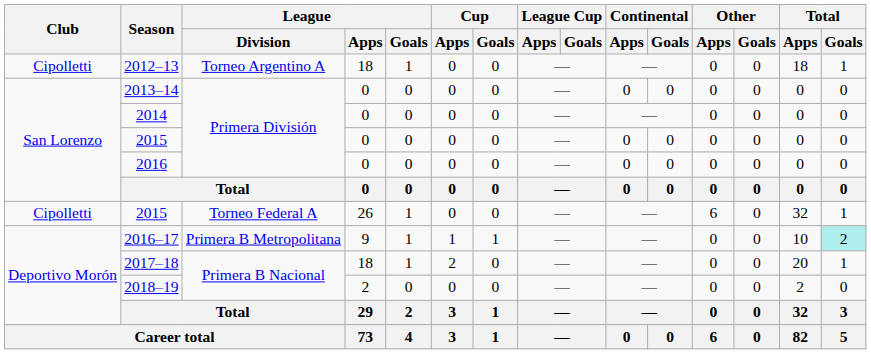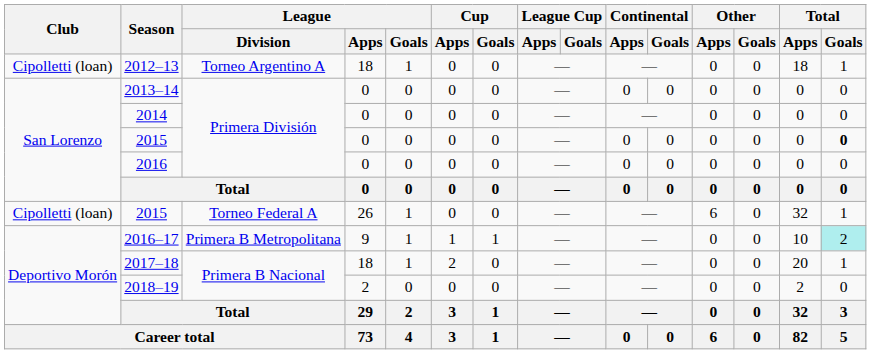(63, 66) Cipolletti -> (63, 66) Cipolletti (loan)
(844, 139) normal -> (844, 139) bold
(63, 213) Cipolletti -> (63, 213) Cipolletti (loan)
